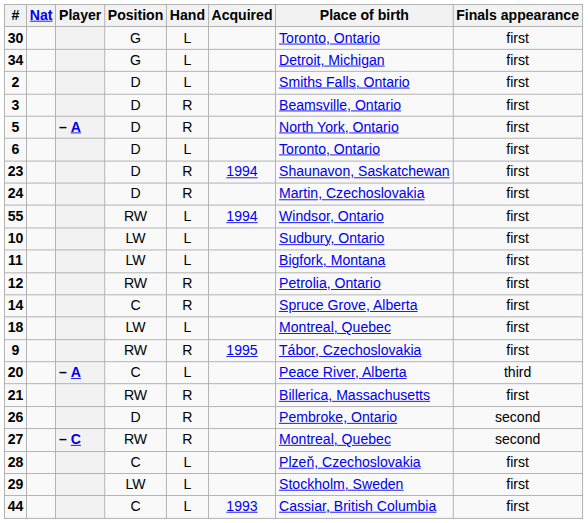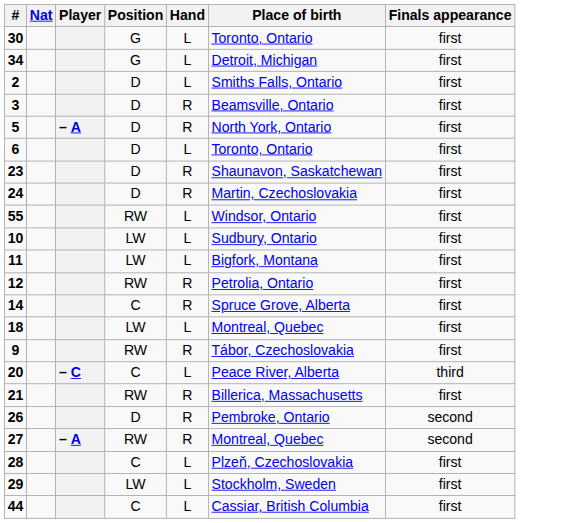- column: (242, 15)
(70, 372) – A -> (70, 372) – C
(70, 439) – C -> (70, 439) – A
